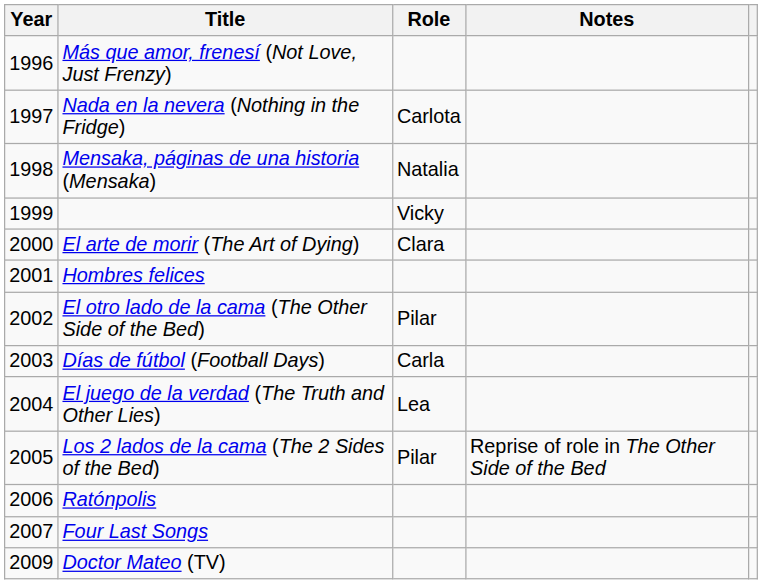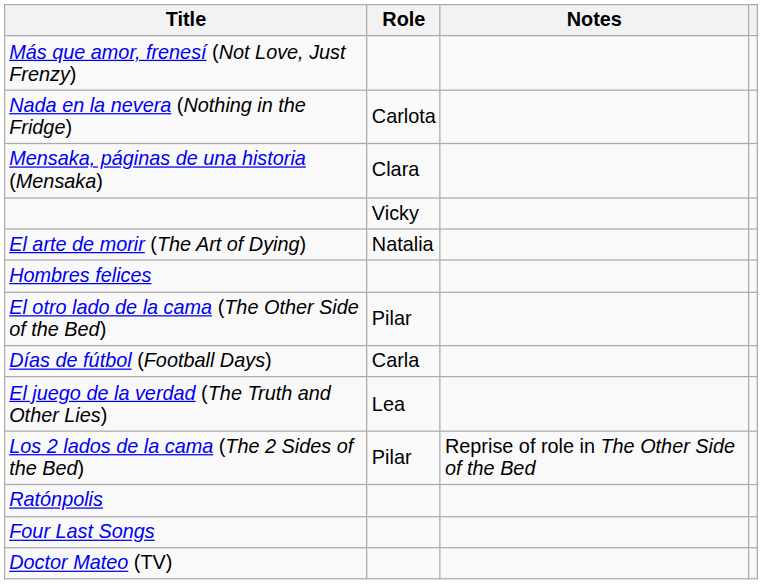- column: (31, 20)
(428, 170) Natalia -> (396, 170) Clara
(421, 244) Clara -> (403, 244) Natalia
